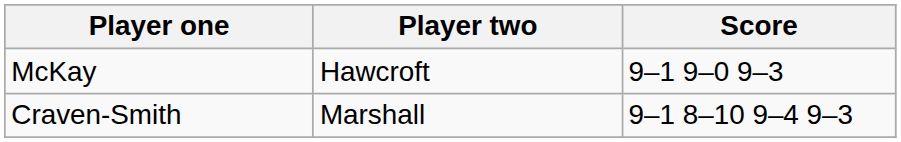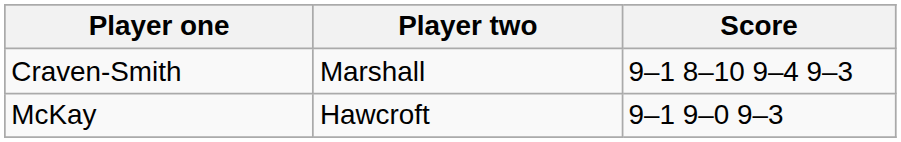rows swapped: (54, 70) <-> (96, 114)
